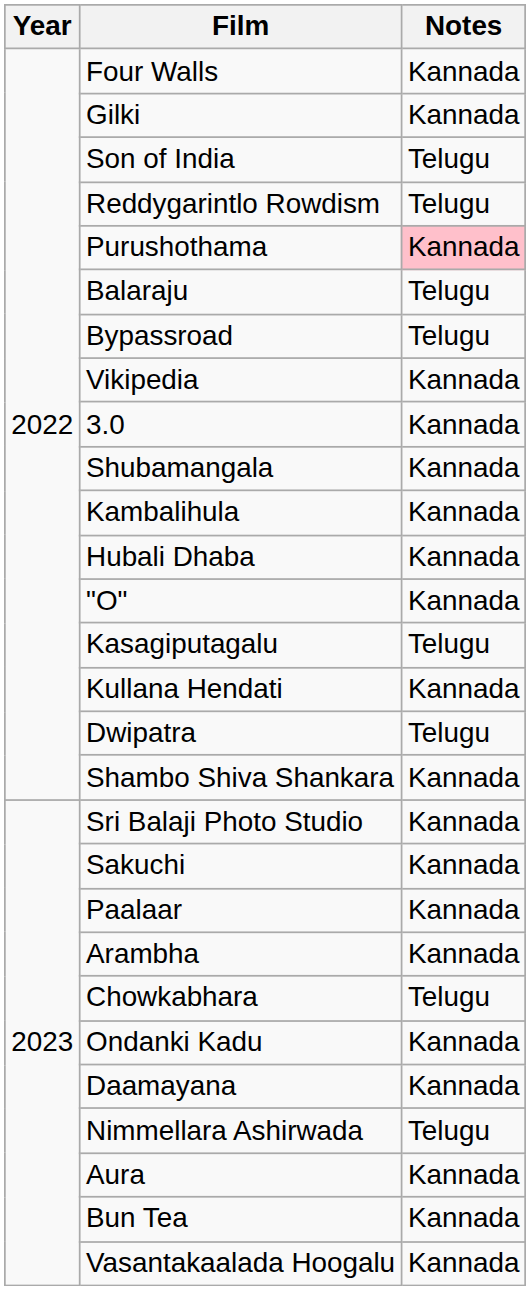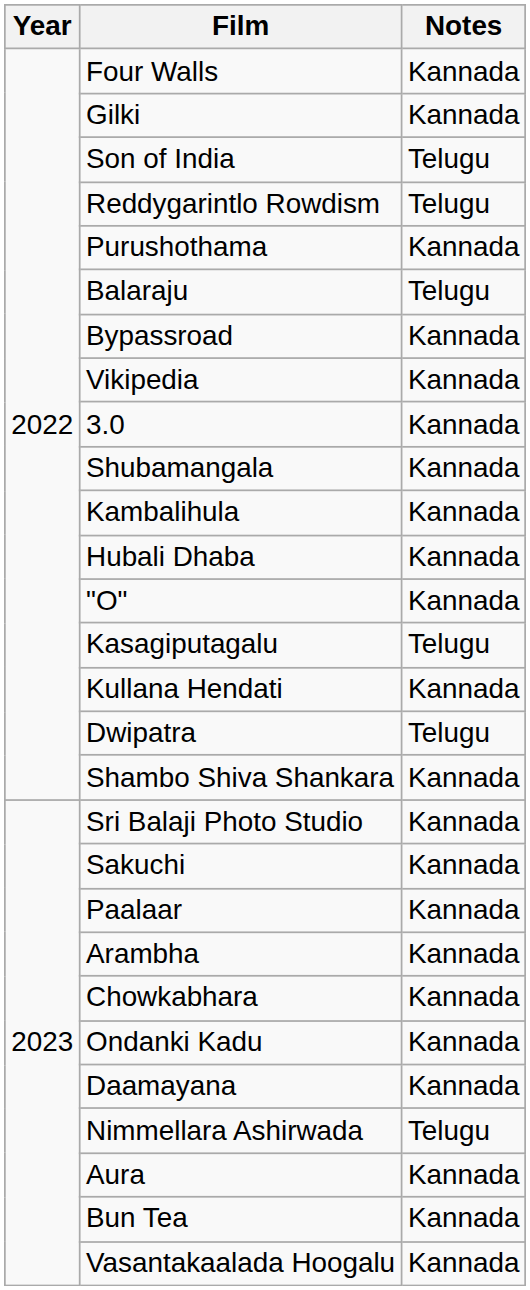(464, 247) pink background -> (464, 247) no background
(449, 335) Telugu -> (464, 335) Kannada
(449, 997) Telugu -> (464, 997) Kannada
